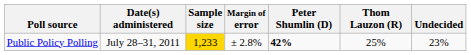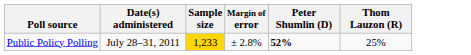- column: (439, 25)
(281, 42) 42% -> (281, 42) 52%
